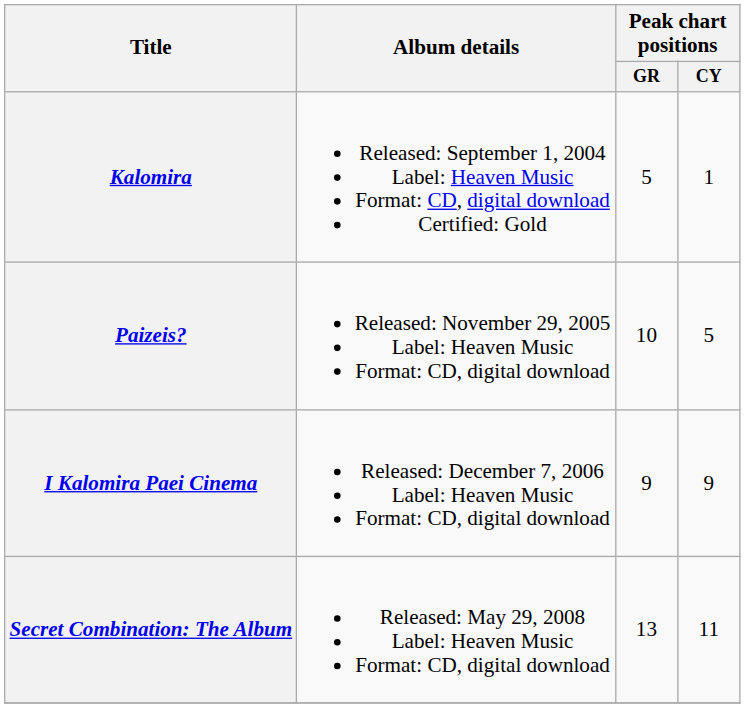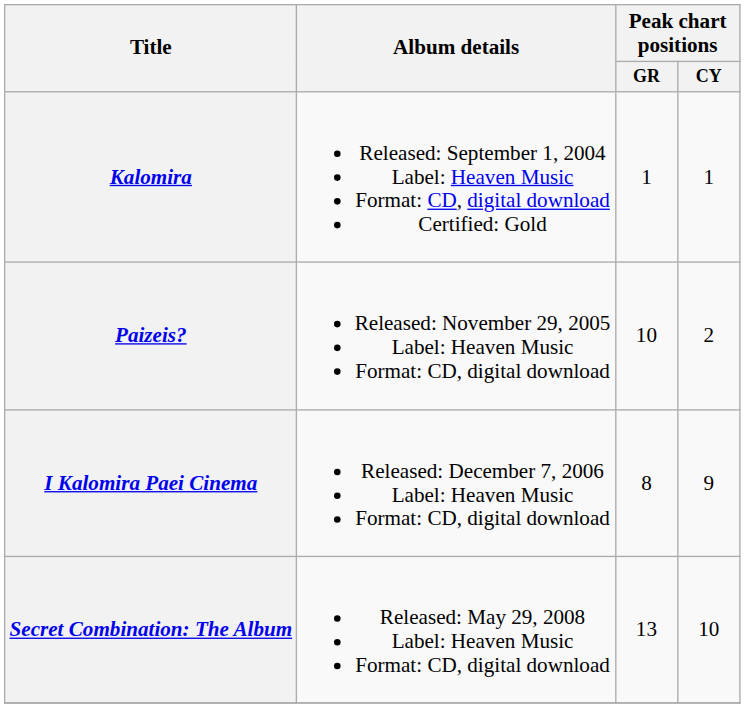(646, 176) 5 -> (646, 176) 1
(709, 335) 5 -> (709, 335) 2
(646, 482) 9 -> (646, 482) 8
(709, 629) 11 -> (709, 629) 10
